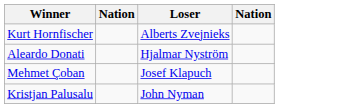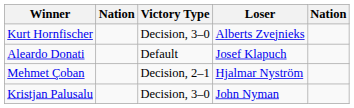+ column: (175, 14)
(184, 53) Hjalmar Nyström -> (251, 53) Josef Klapuch
(176, 73) Josef Klapuch -> (259, 73) Hjalmar Nyström
